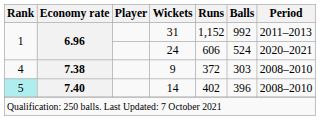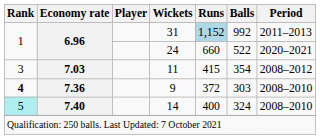(211, 32) no background -> (211, 32) lightblue background
(211, 50) 606 -> (211, 50) 660
(242, 50) 524 -> (242, 50) 522
+ row: (173, 69)
(21, 69) normal -> (21, 87) bold
(75, 69) 7.38 -> (75, 87) 7.36
(211, 87) 402 -> (211, 106) 400
(242, 87) 396 -> (242, 106) 324
